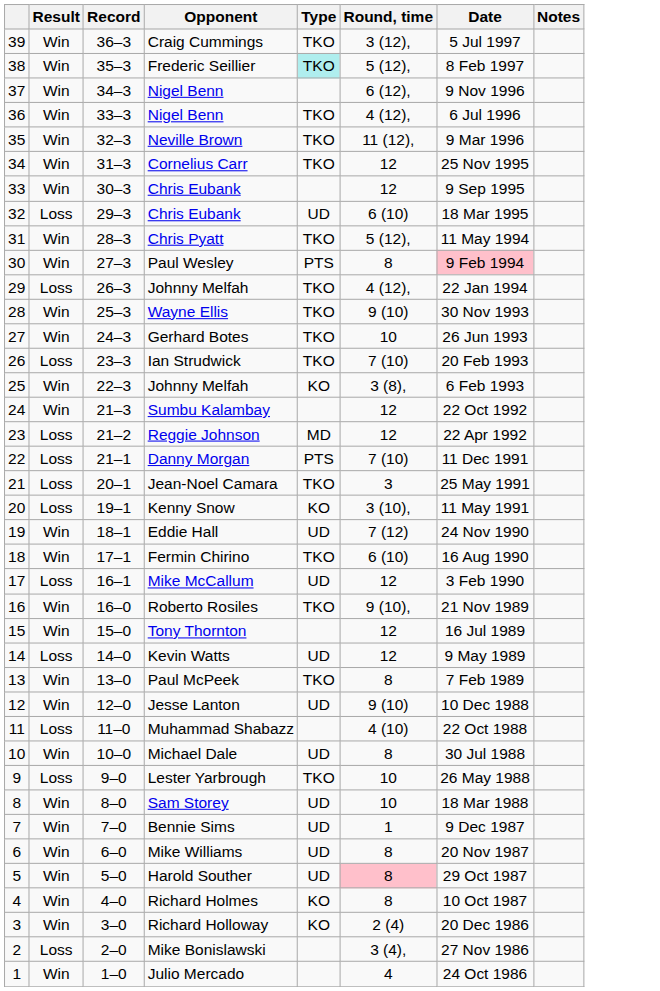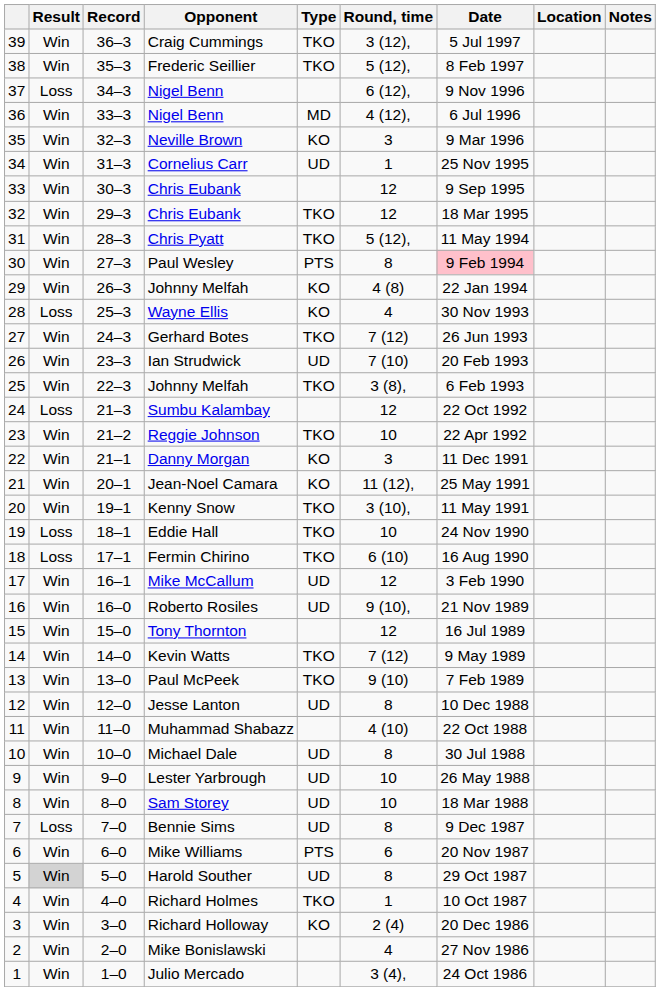+ column: (569, 17)
(319, 66) paleturquoise background -> (319, 66) no background
(56, 91) Win -> (56, 91) Loss
(319, 115) TKO -> (319, 115) MD
(319, 140) TKO -> (319, 140) KO
(388, 140) 11 (12), -> (388, 140) 3
(319, 164) TKO -> (319, 164) UD
(388, 164) 12 -> (388, 164) 1
(56, 213) Loss -> (56, 213) Win
(319, 213) UD -> (319, 213) TKO
(388, 213) 6 (10) -> (388, 213) 12
(56, 287) Loss -> (56, 287) Win
(319, 287) TKO -> (319, 287) KO
(388, 287) 4 (12), -> (388, 287) 4 (8)
(56, 311) Win -> (56, 311) Loss
(319, 311) TKO -> (319, 311) KO
(388, 311) 9 (10) -> (388, 311) 4
(388, 336) 10 -> (388, 336) 7 (12)
(56, 361) Loss -> (56, 361) Win
(319, 361) TKO -> (319, 361) UD
(319, 385) KO -> (319, 385) TKO
(56, 410) Win -> (56, 410) Loss
(56, 434) Loss -> (56, 434) Win
(319, 434) MD -> (319, 434) TKO
(388, 434) 12 -> (388, 434) 10
(56, 459) Loss -> (56, 459) Win
(319, 459) PTS -> (319, 459) KO
(388, 459) 7 (10) -> (388, 459) 3
(56, 483) Loss -> (56, 483) Win
(319, 483) TKO -> (319, 483) KO
(388, 483) 3 -> (388, 483) 11 (12),
(56, 508) Loss -> (56, 508) Win
(319, 508) KO -> (319, 508) TKO
(56, 532) Win -> (56, 532) Loss
(319, 532) UD -> (319, 532) TKO
(388, 532) 7 (12) -> (388, 532) 10
(56, 557) Win -> (56, 557) Loss
(56, 581) Loss -> (56, 581) Win
(319, 606) TKO -> (319, 606) UD
(56, 655) Loss -> (56, 655) Win
(319, 655) UD -> (319, 655) TKO
(388, 655) 12 -> (388, 655) 7 (12)
(388, 680) 8 -> (388, 680) 9 (10)
(388, 704) 9 (10) -> (388, 704) 8
(56, 729) Loss -> (56, 729) Win
(56, 778) Loss -> (56, 778) Win
(319, 778) TKO -> (319, 778) UD
(56, 827) Win -> (56, 827) Loss
(388, 827) 1 -> (388, 827) 8
(319, 851) UD -> (319, 851) PTS
(388, 851) 8 -> (388, 851) 6
(56, 876) no background -> (56, 876) lightgrey background
(388, 876) pink background -> (388, 876) no background
(319, 901) KO -> (319, 901) TKO
(388, 901) 8 -> (388, 901) 1
(56, 950) Loss -> (56, 950) Win
(388, 950) 3 (4), -> (388, 950) 4
(388, 974) 4 -> (388, 974) 3 (4),
